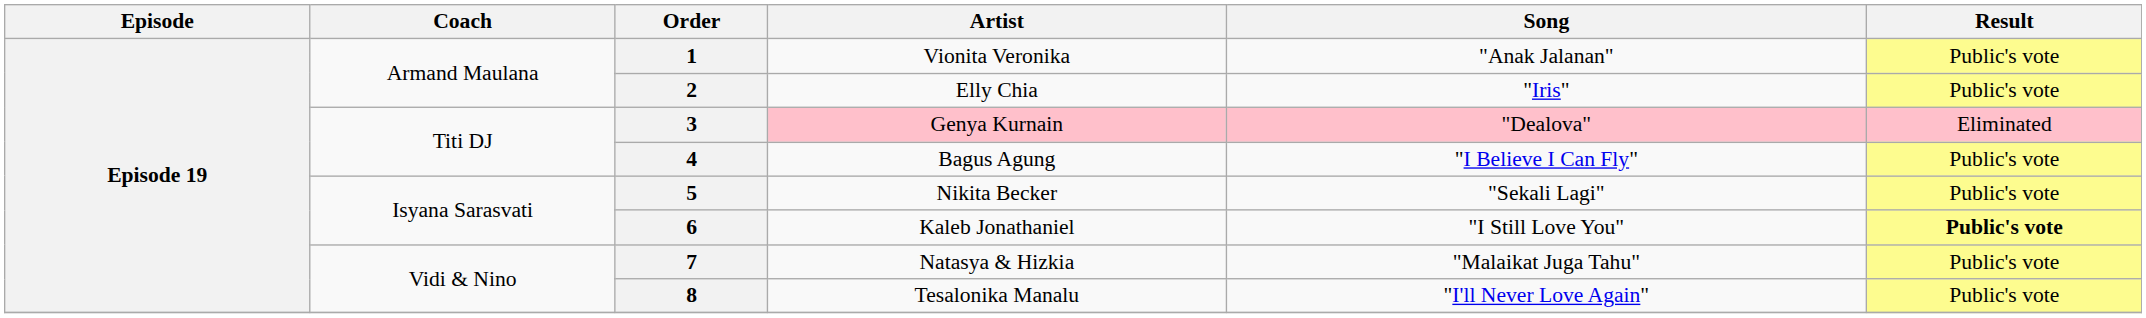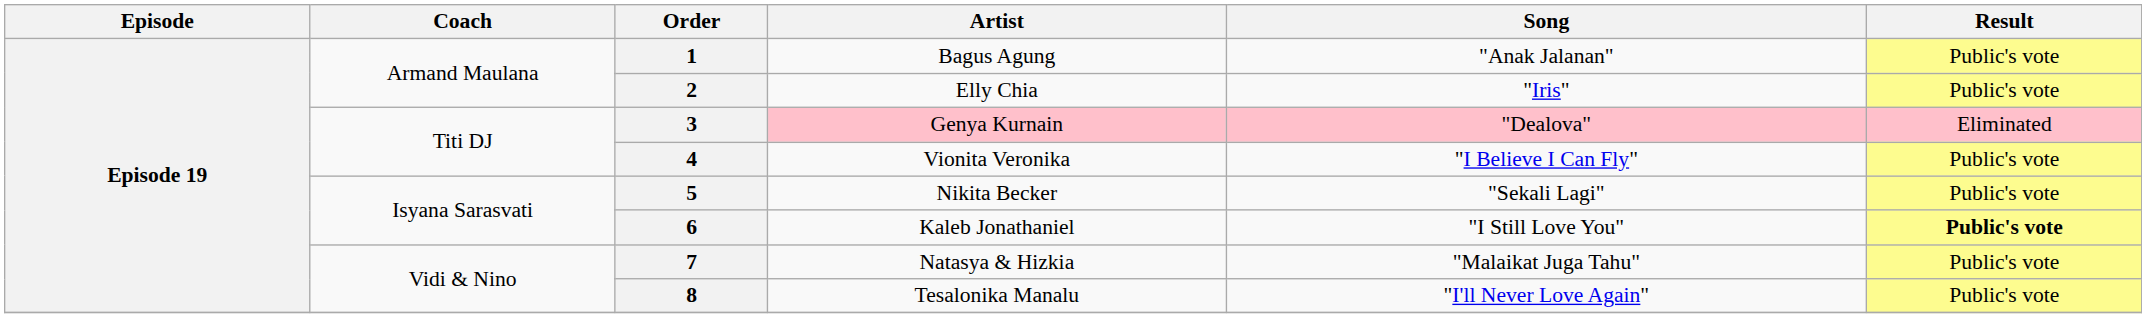(997, 55) Vionita Veronika -> (997, 55) Bagus Agung
(997, 158) Bagus Agung -> (997, 158) Vionita Veronika
